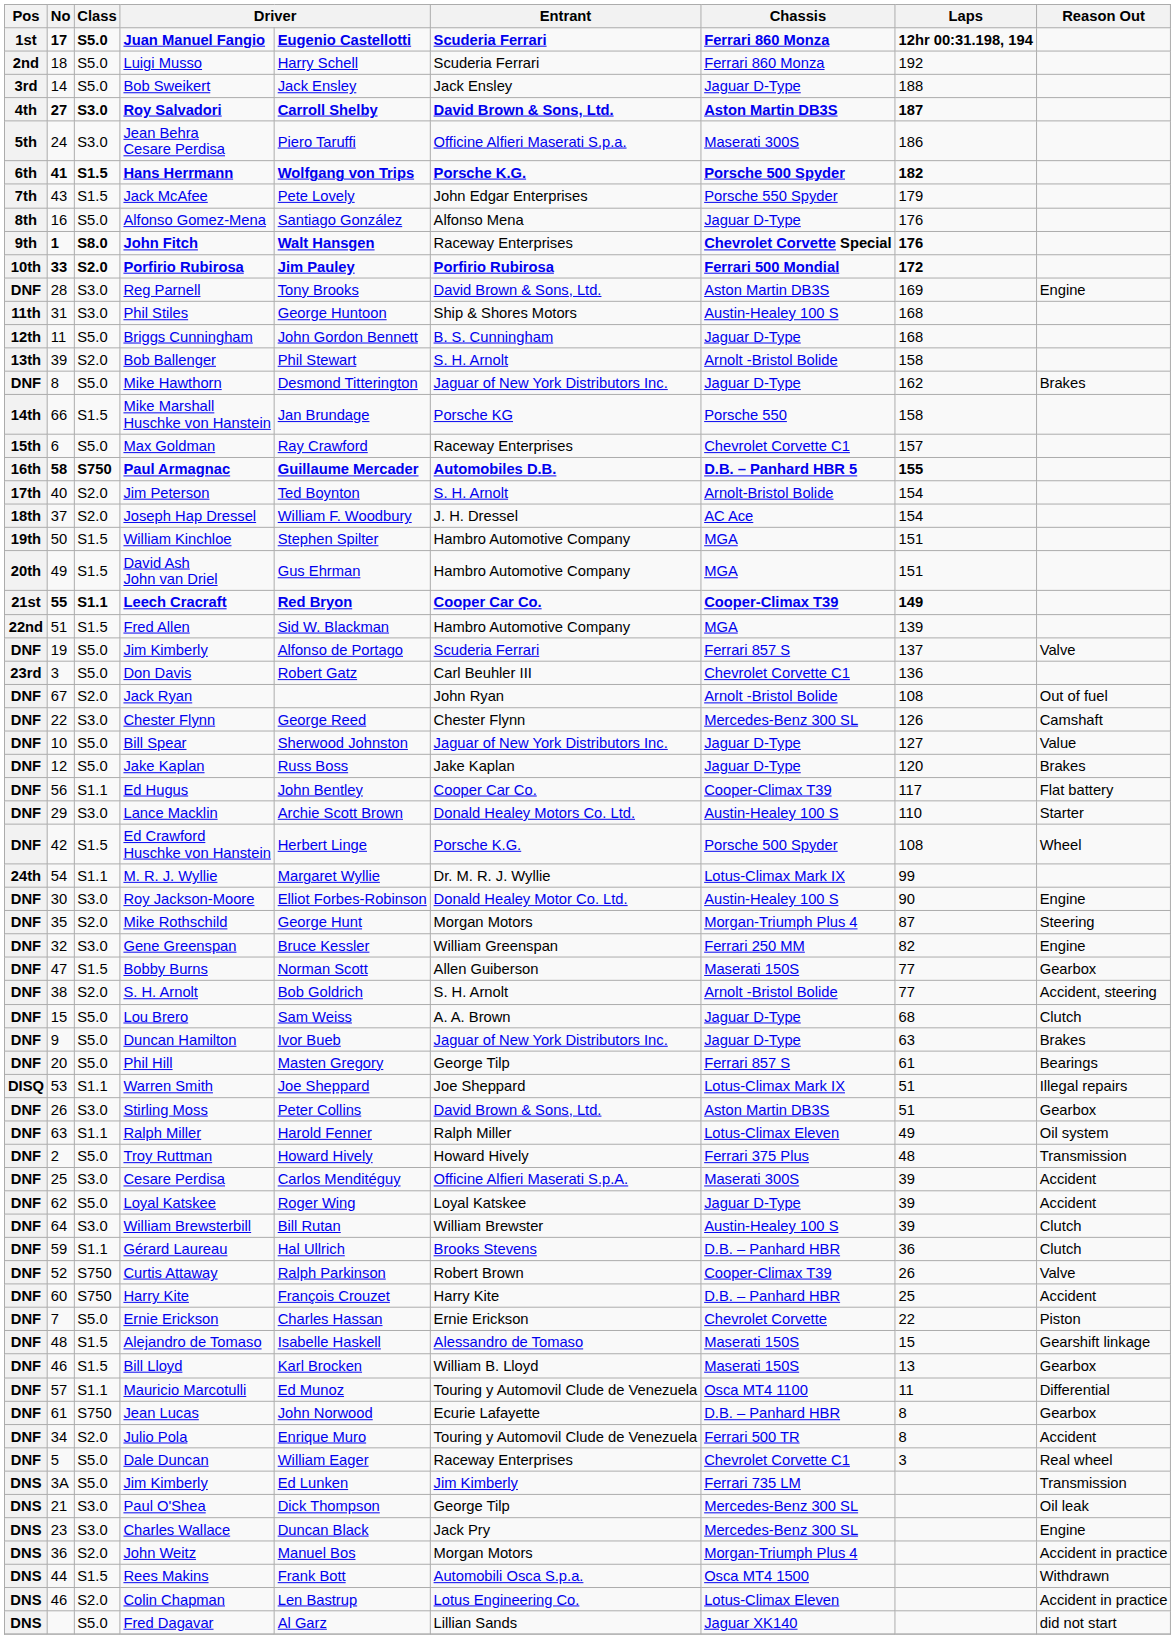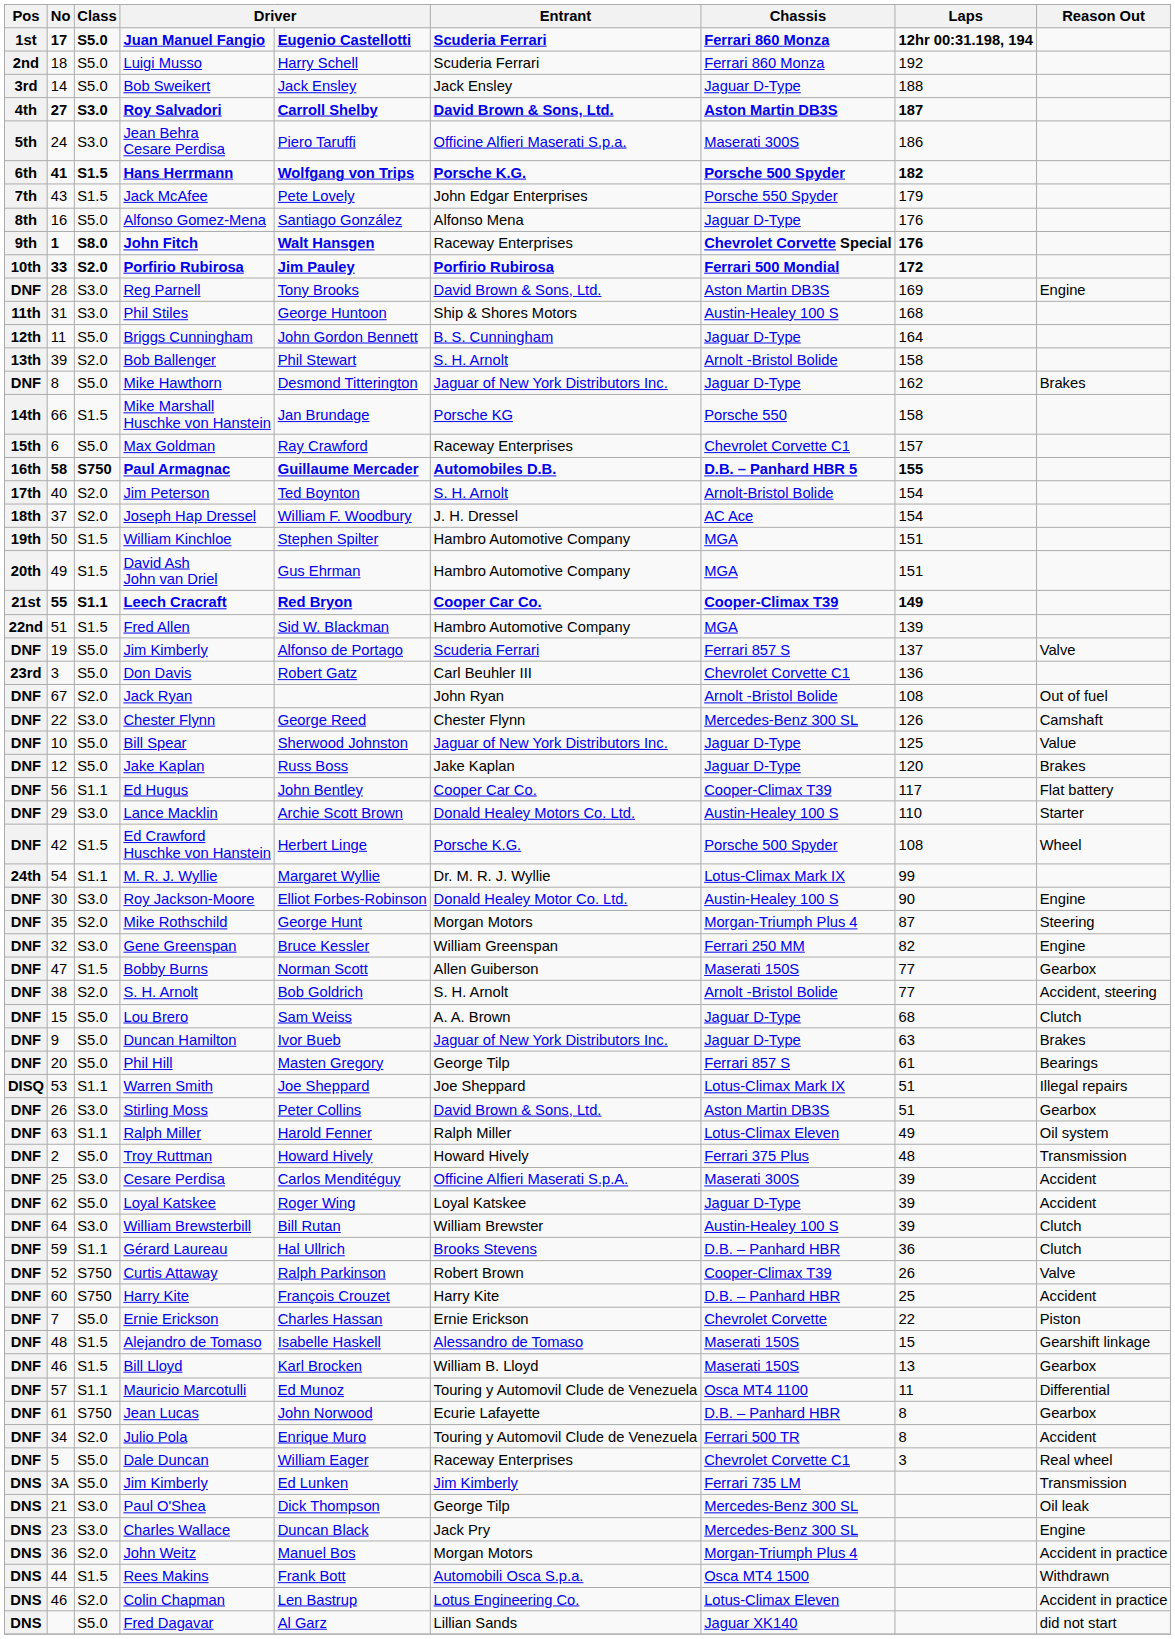(911, 336) 168 -> (911, 336) 164
(911, 743) 127 -> (911, 743) 125
